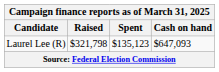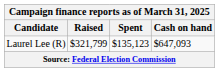(89, 43) $321,798 -> (89, 43) $321,799
